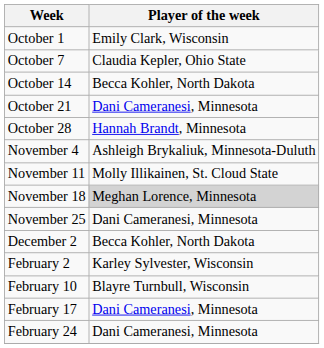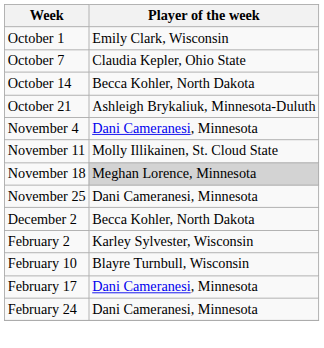(175, 106) Dani Cameranesi, Minnesota -> (204, 106) Ashleigh Brykaliuk, Minnesota-Duluth
- row: (40, 128)
(204, 151) Ashleigh Brykaliuk, Minnesota-Duluth -> (175, 128) Dani Cameranesi, Minnesota
